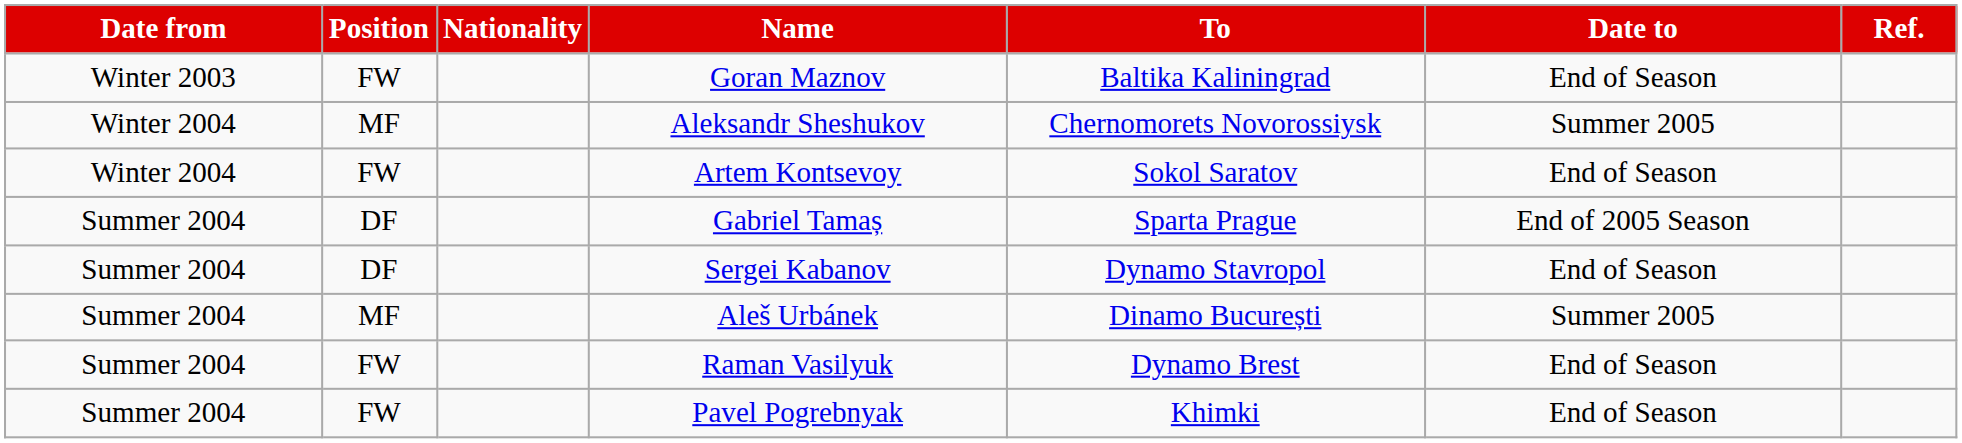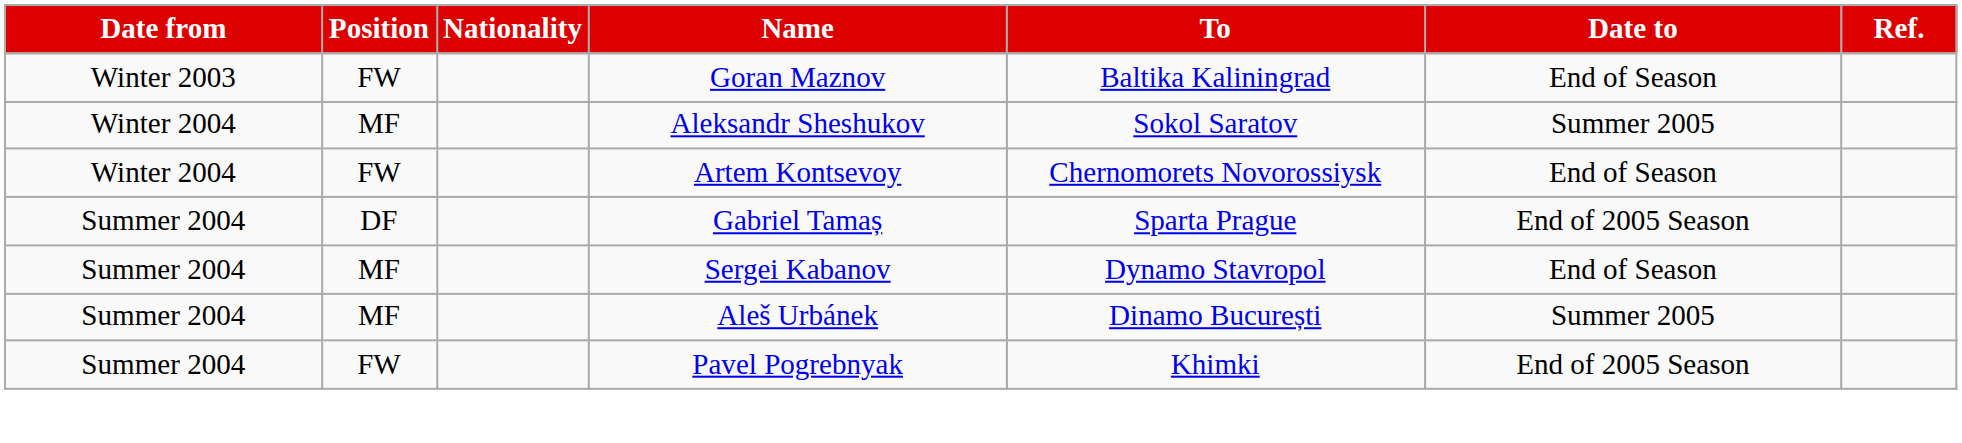(1215, 124) Chernomorets Novorossiysk -> (1215, 124) Sokol Saratov
(1215, 172) Sokol Saratov -> (1215, 172) Chernomorets Novorossiysk
(379, 268) DF -> (379, 268) MF
- row: (798, 364)
(1633, 412) End of Season -> (1633, 364) End of 2005 Season
